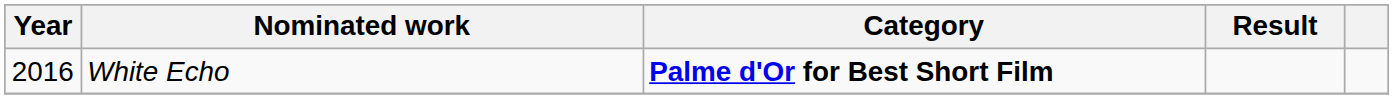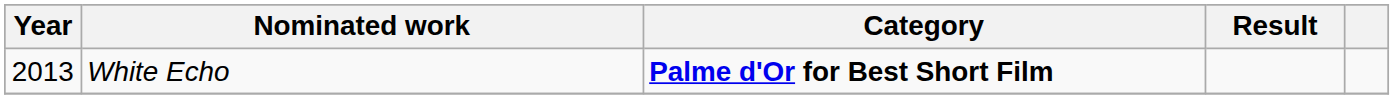(43, 70) 2016 -> (43, 70) 2013
